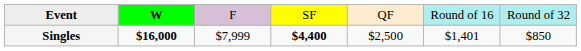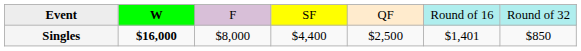(233, 35) $7,999 -> (233, 35) $8,000
(309, 35) bold -> (309, 35) normal
